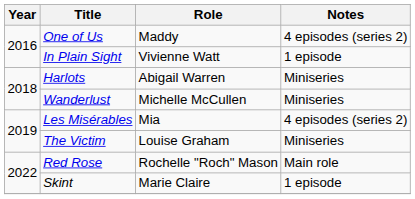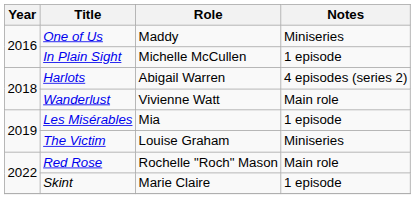(346, 36) 4 episodes (series 2) -> (314, 36) Miniseries
(179, 57) Vivienne Watt -> (192, 57) Michelle McCullen
(314, 78) Miniseries -> (346, 78) 4 episodes (series 2)
(192, 99) Michelle McCullen -> (179, 99) Vivienne Watt
(314, 99) Miniseries -> (311, 99) Main role
(346, 120) 4 episodes (series 2) -> (313, 120) 1 episode
